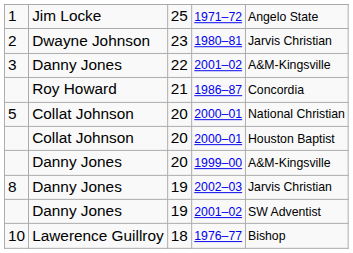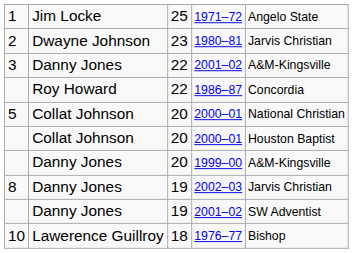(179, 89) 21 -> (179, 89) 22
